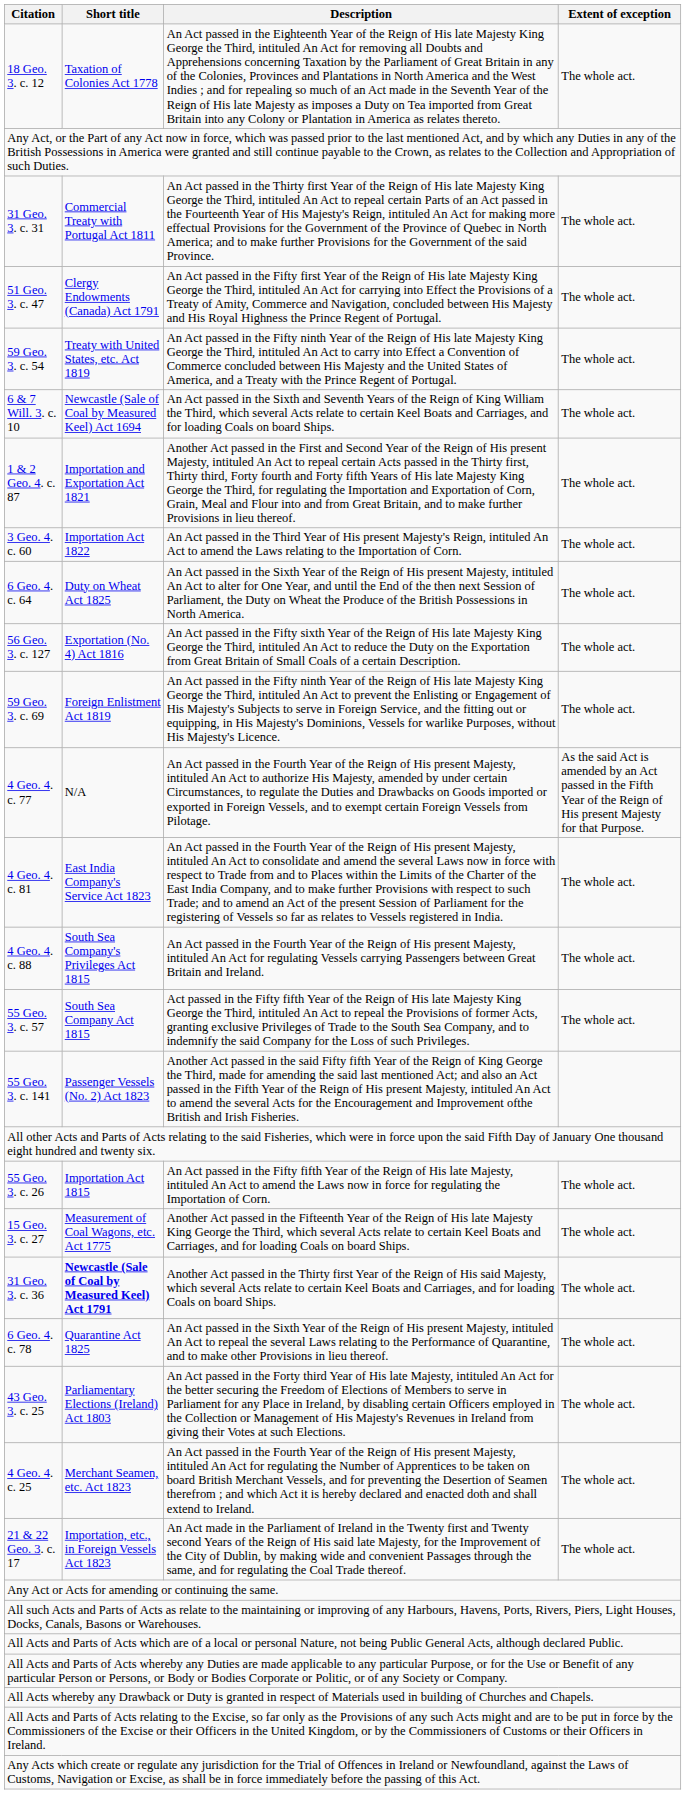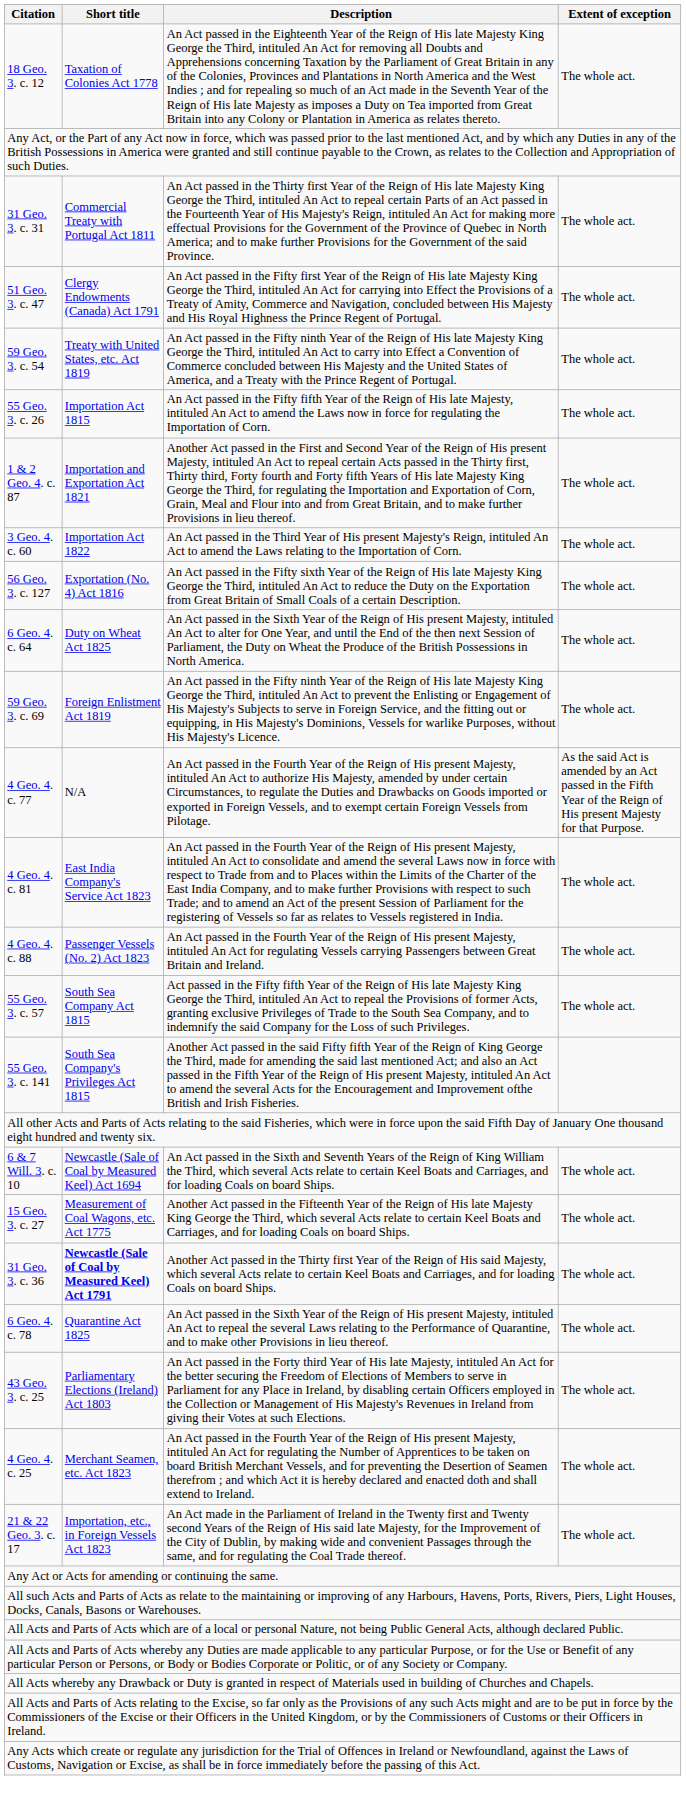rows swapped: (27, 1184) <-> (32, 413)
rows swapped: (30, 592) <-> (29, 647)
(100, 958) South Sea Company's Privileges Act 1815 -> (110, 951) Passenger Vessels (No. 2) Act 1823
(110, 1089) Passenger Vessels (No. 2) Act 1823 -> (100, 1075) South Sea Company's Privileges Act 1815
